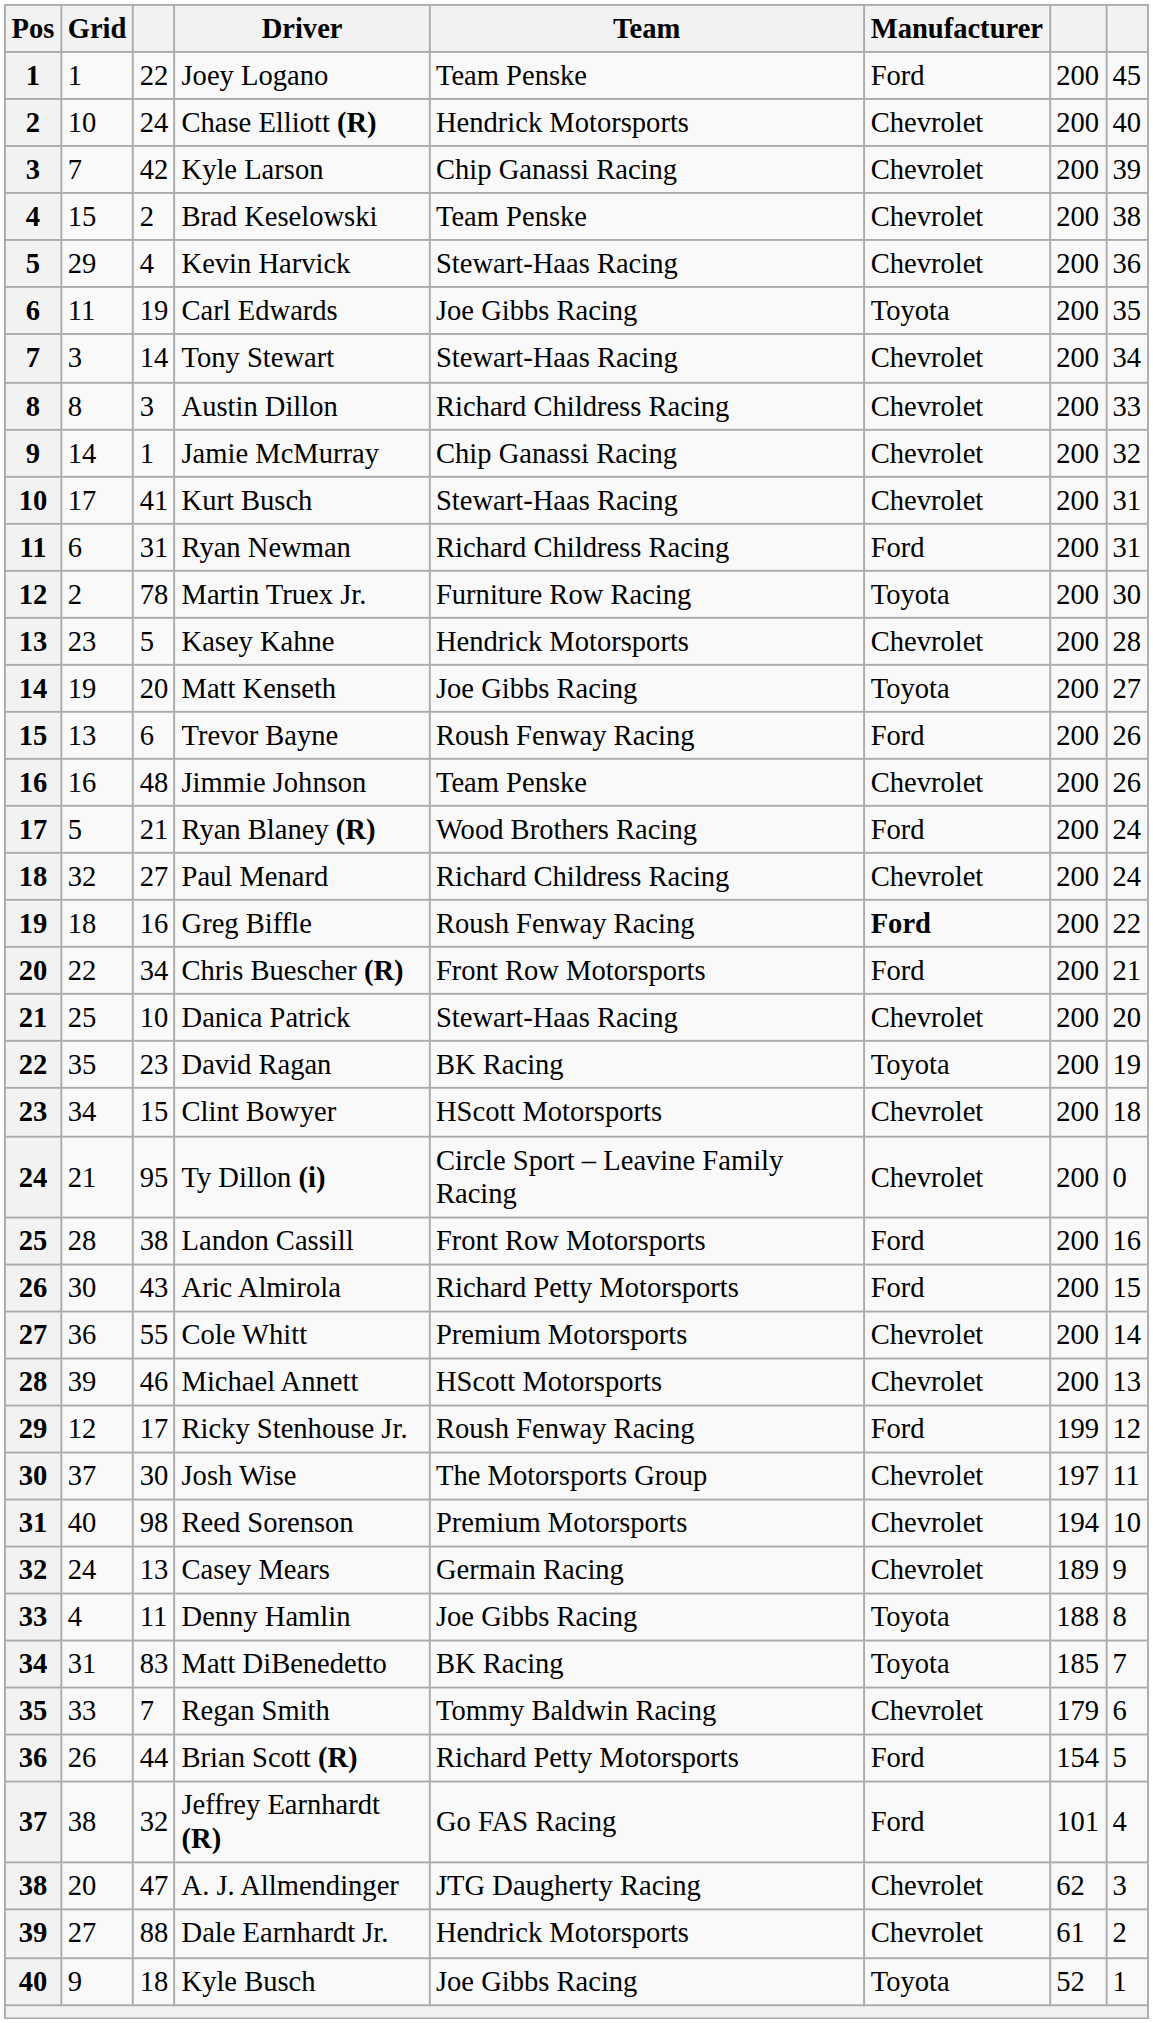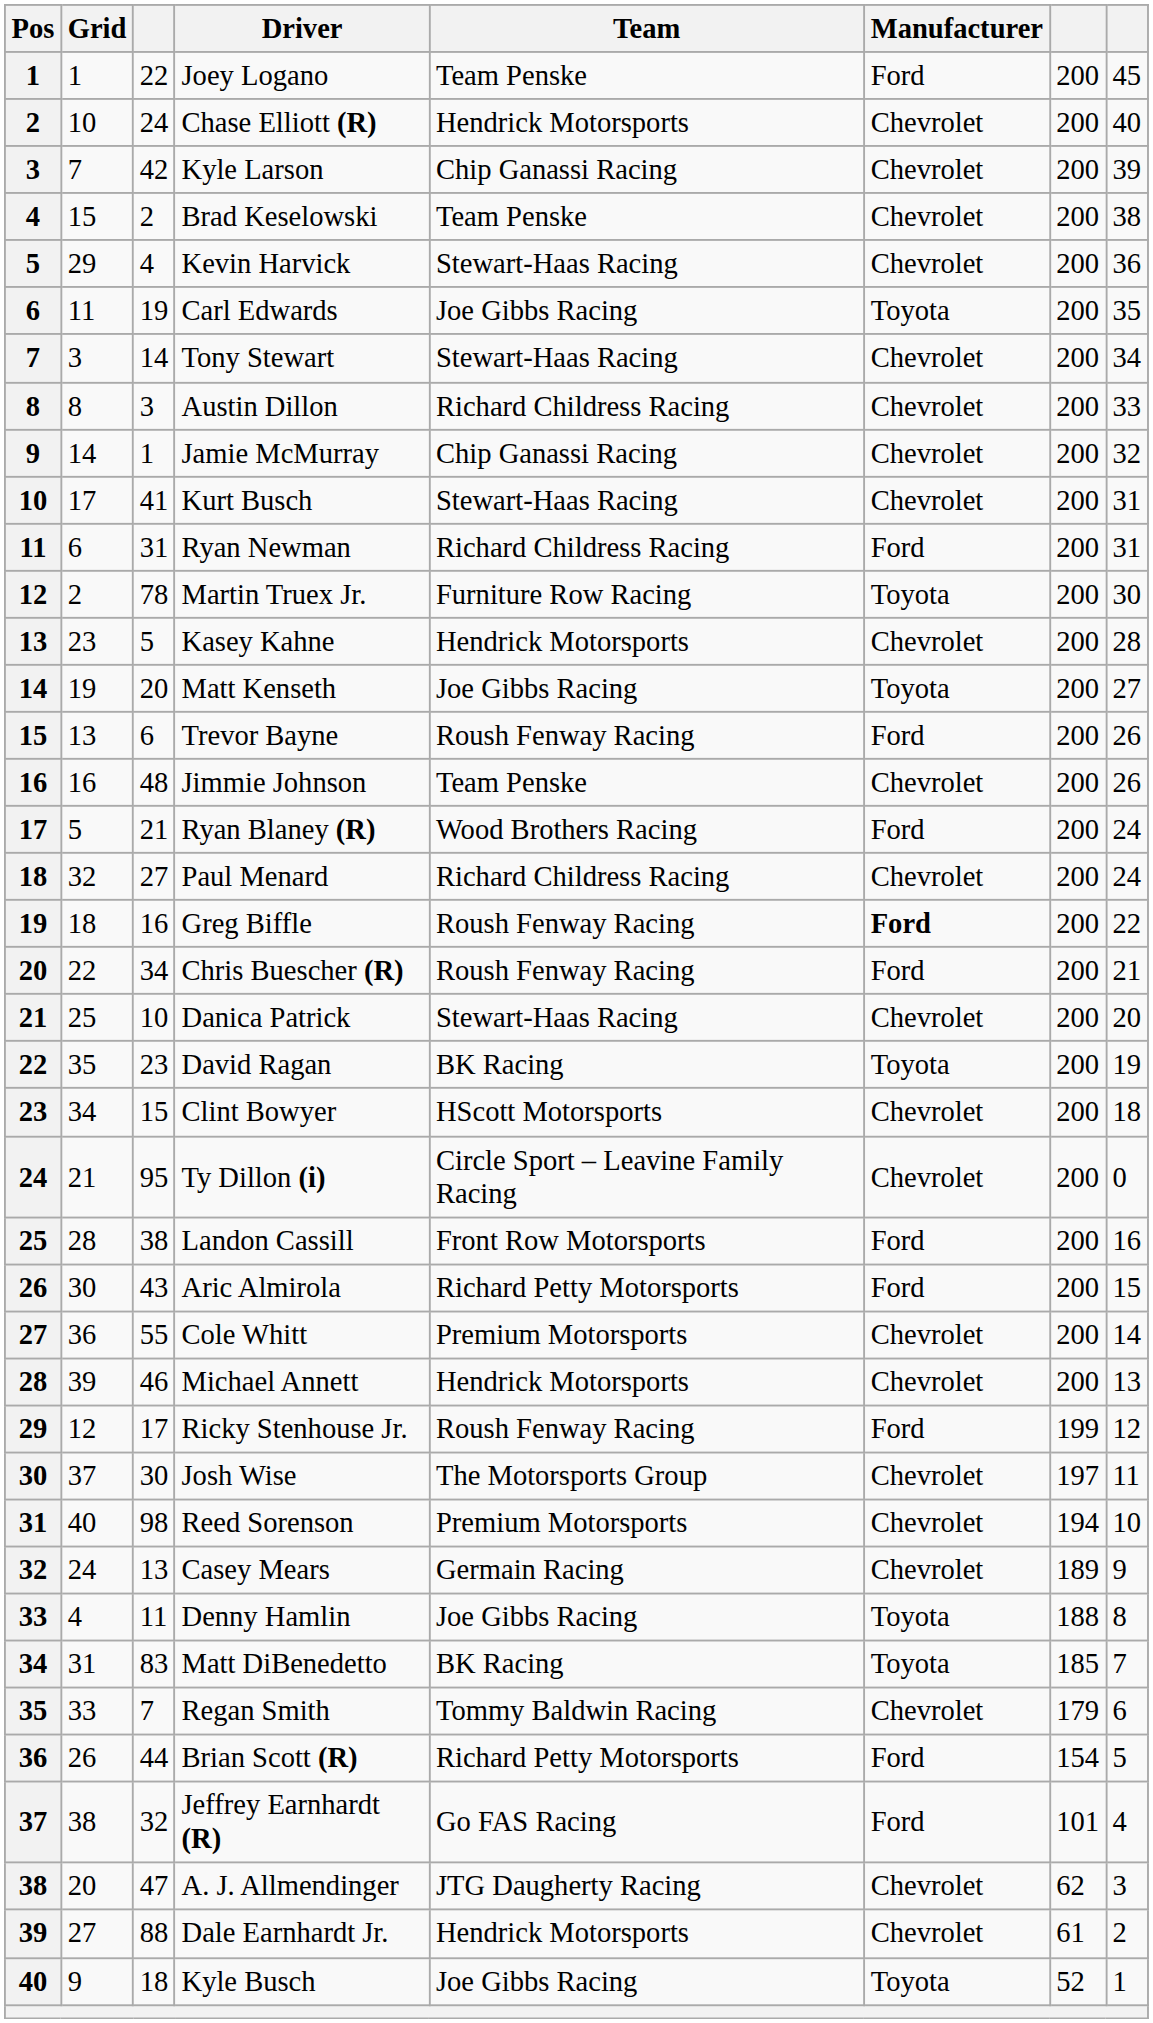(571, 970) Front Row Motorsports -> (565, 970) Roush Fenway Racing
(549, 1381) HScott Motorsports -> (562, 1381) Hendrick Motorsports
